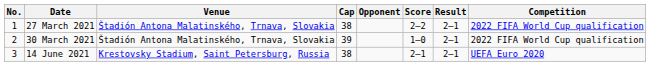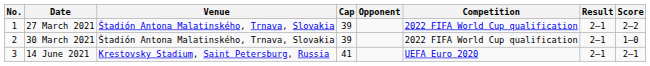columns swapped: (418, 11) <-> (557, 11)
(347, 26) 38 -> (347, 26) 39
(347, 54) 38 -> (347, 54) 41
